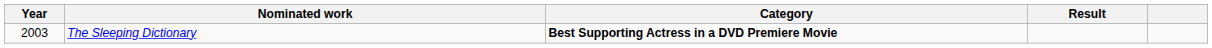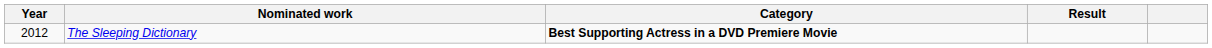(34, 33) 2003 -> (34, 33) 2012
